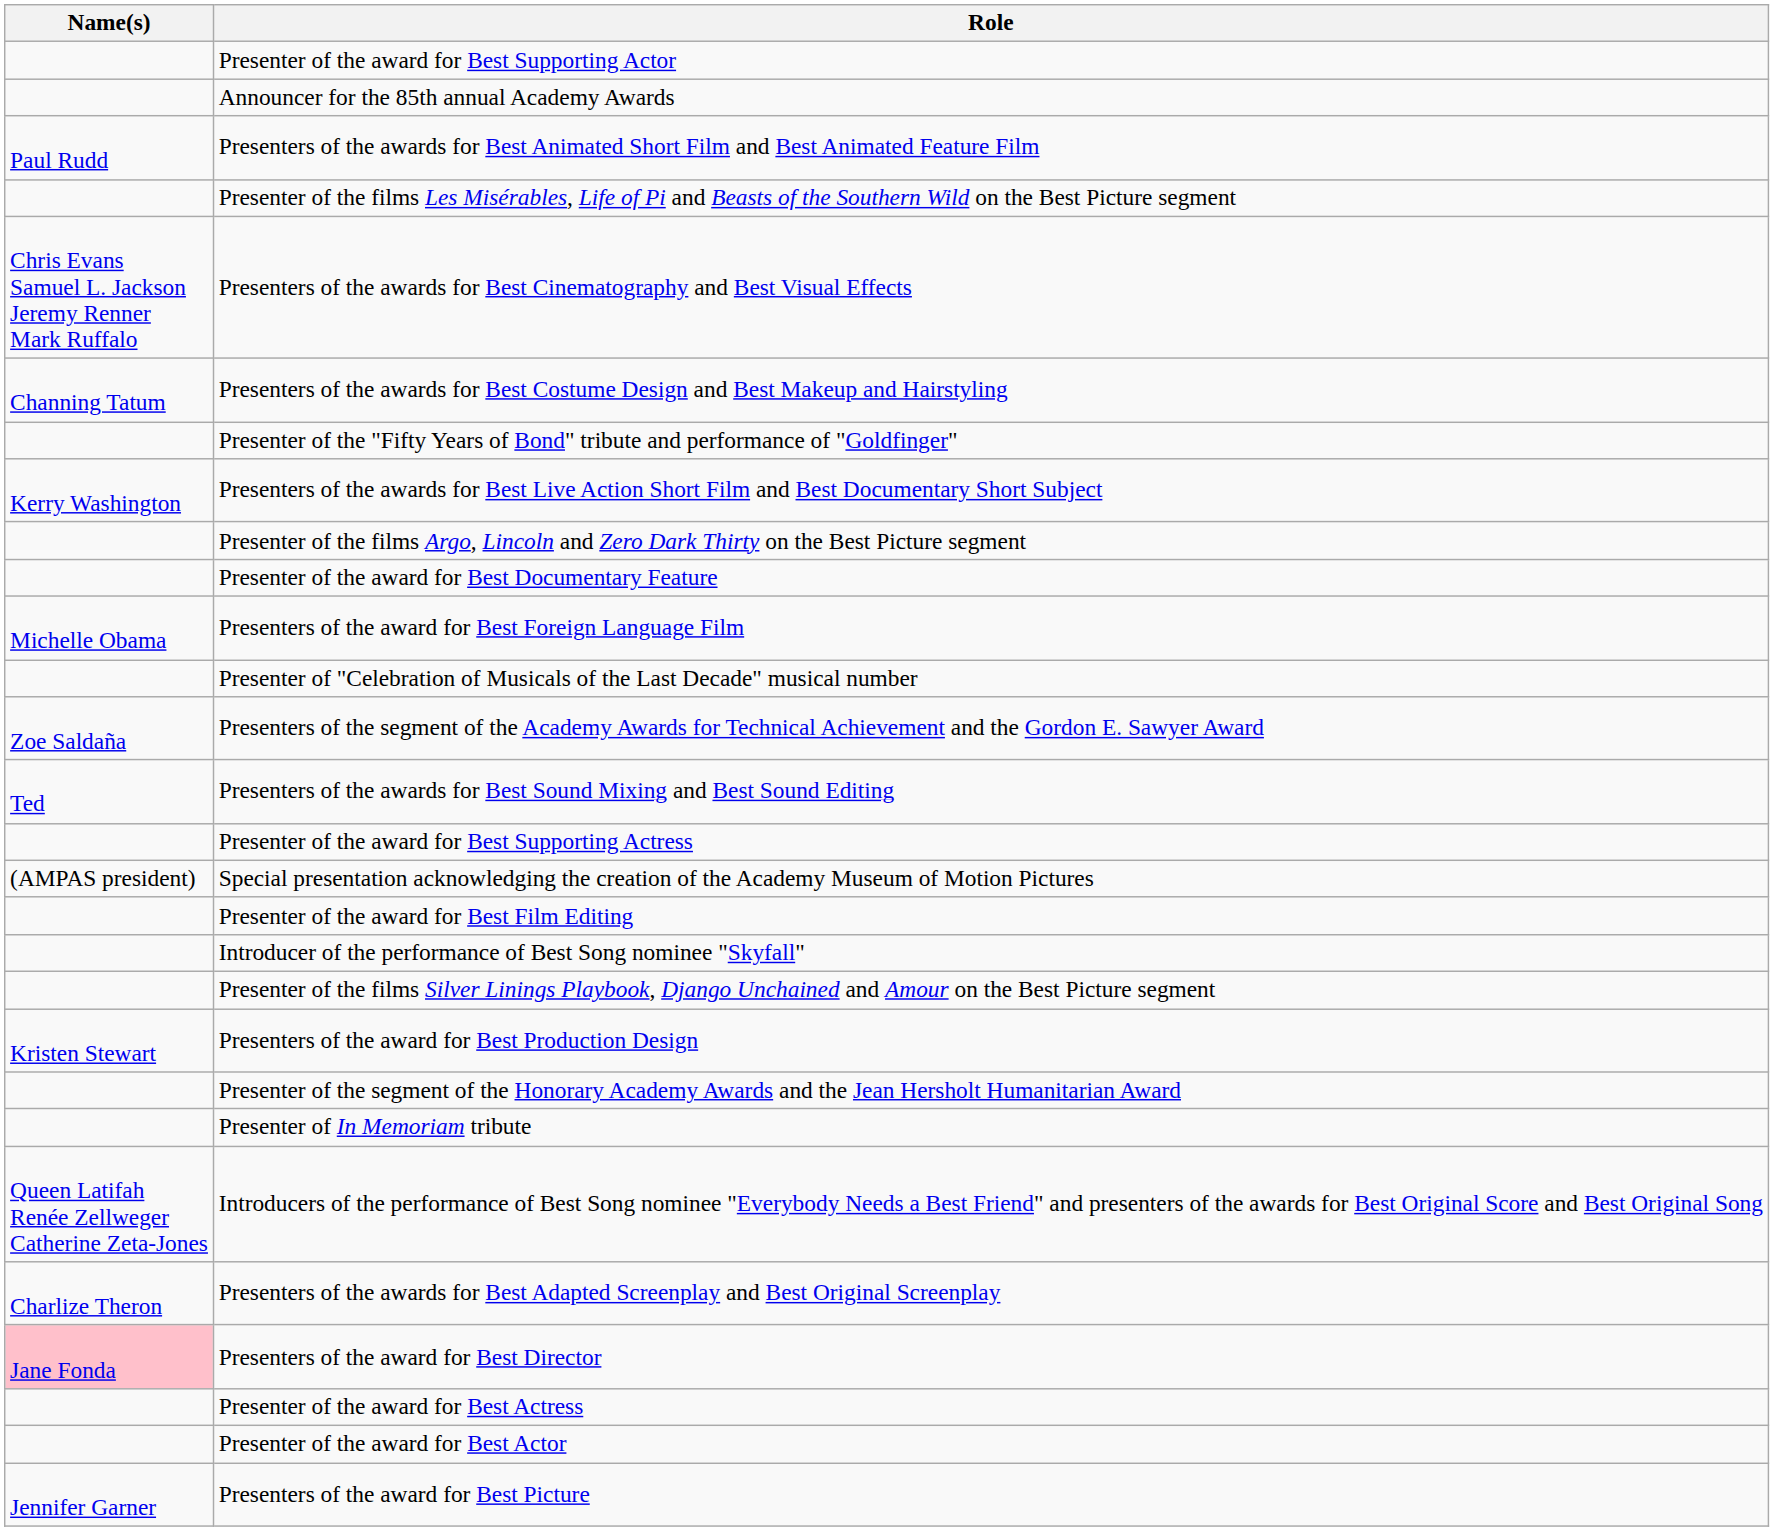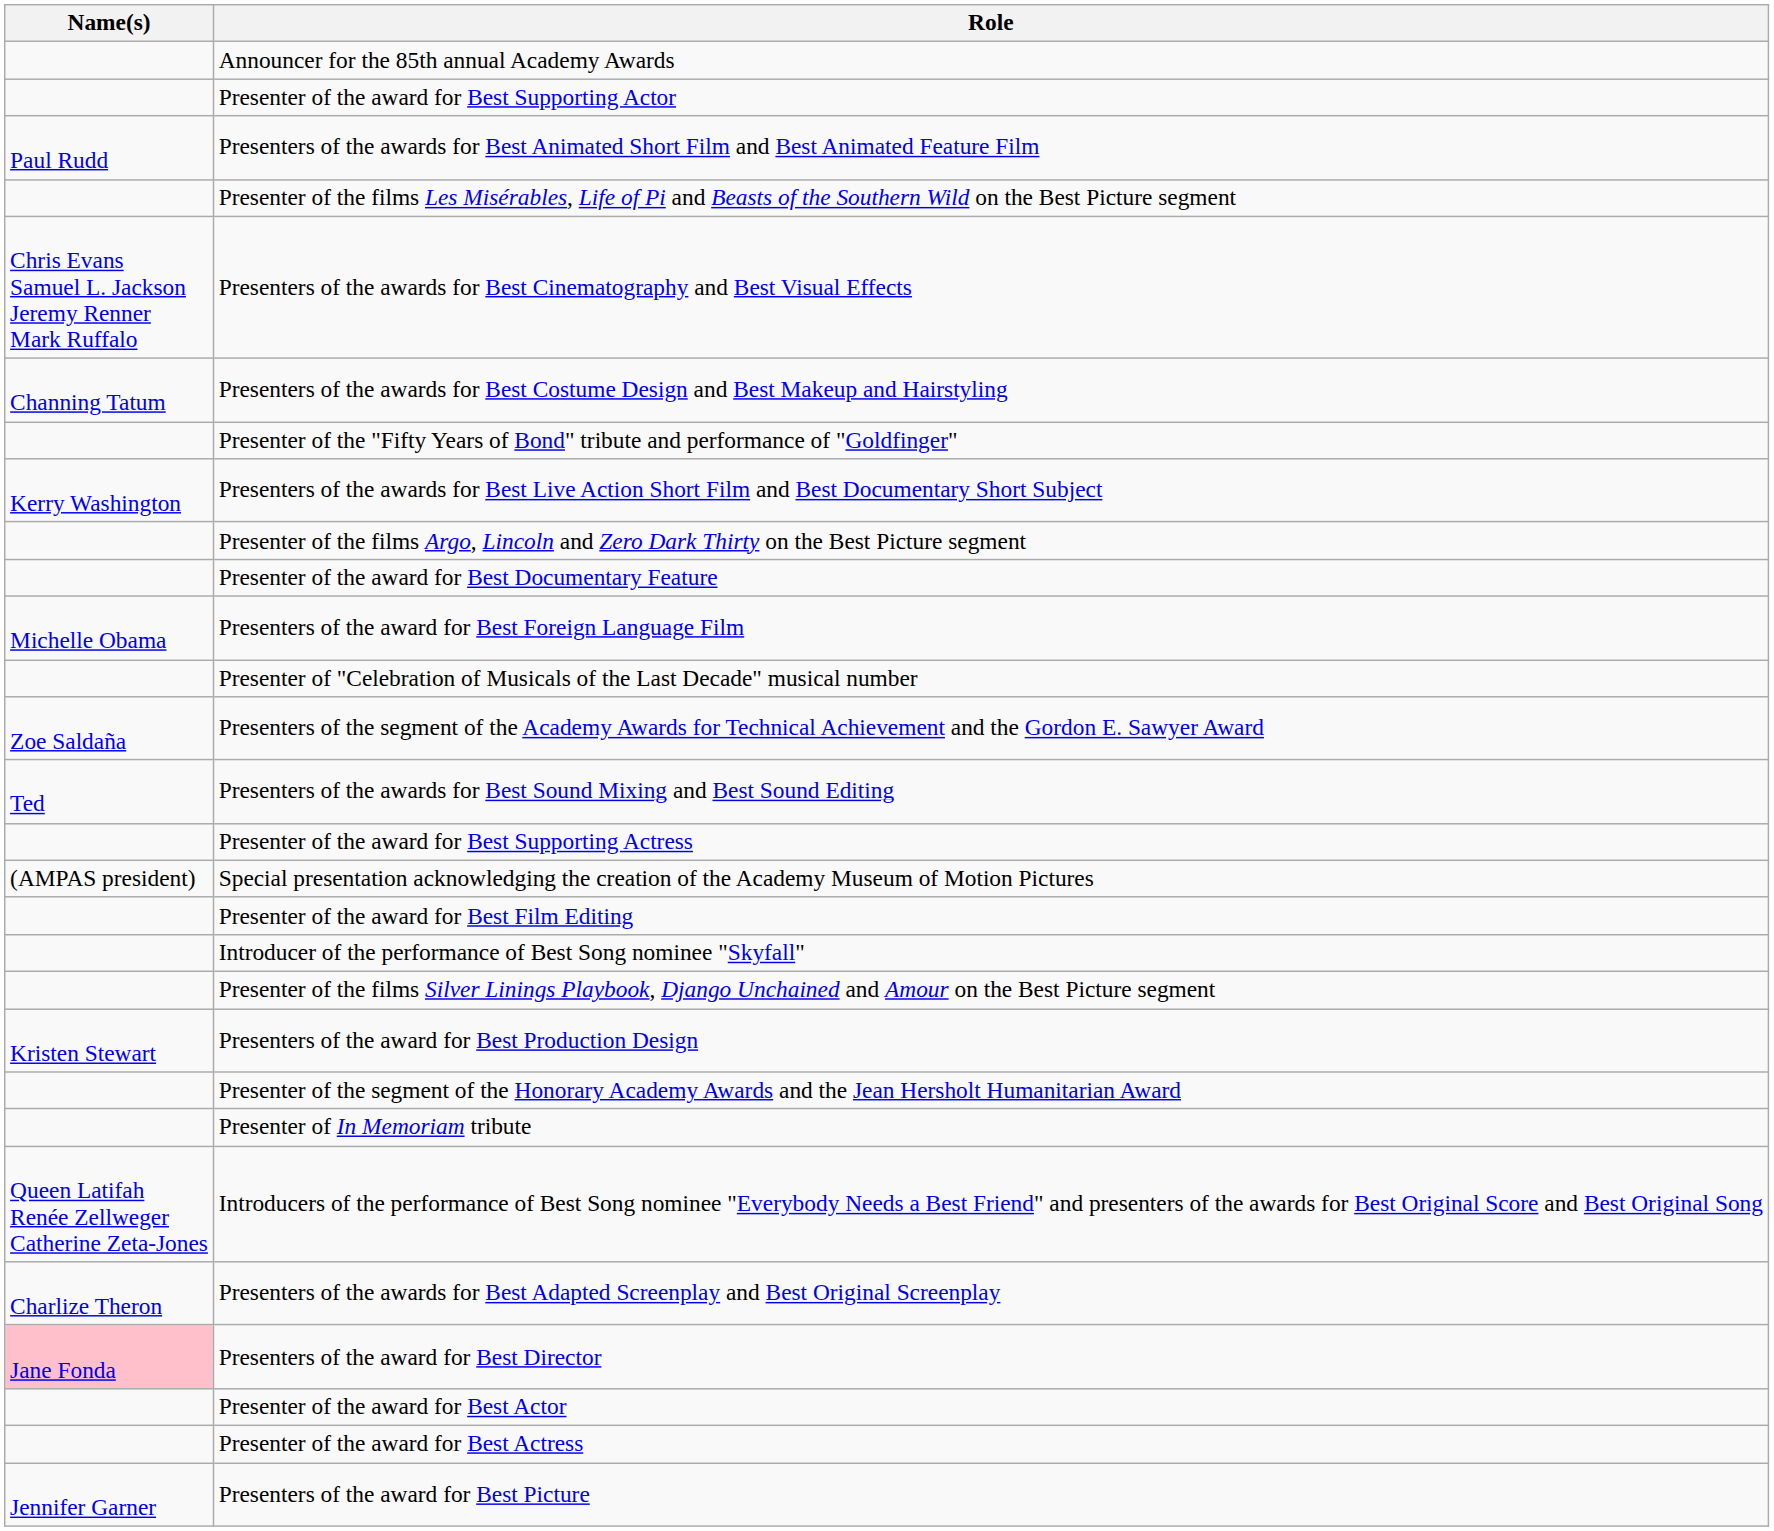rows swapped: (447, 97) <-> (447, 60)
rows swapped: (401, 1406) <-> (393, 1443)
